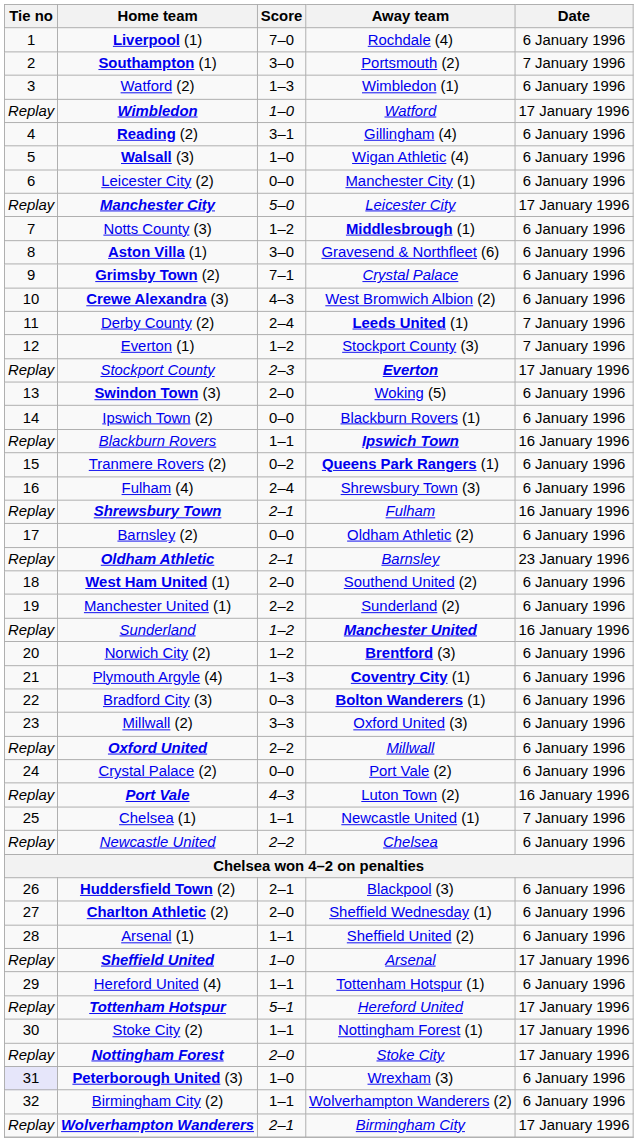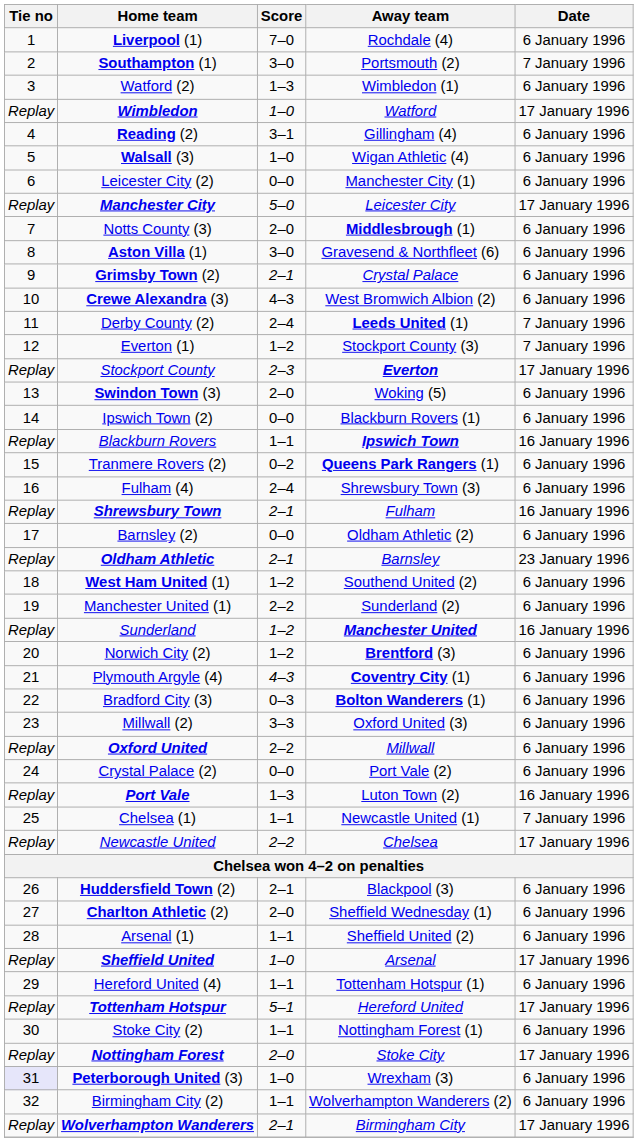(282, 228) 1–2 -> (282, 228) 2–0
(282, 275) 7–1 -> (282, 275) 2–1
(282, 582) 2–0 -> (282, 582) 1–2
(282, 677) 1–3 -> (282, 677) 4–3
(282, 795) 4–3 -> (282, 795) 1–3
(574, 842) 6 January 1996 -> (574, 842) 17 January 1996
(574, 1031) 17 January 1996 -> (574, 1031) 6 January 1996
